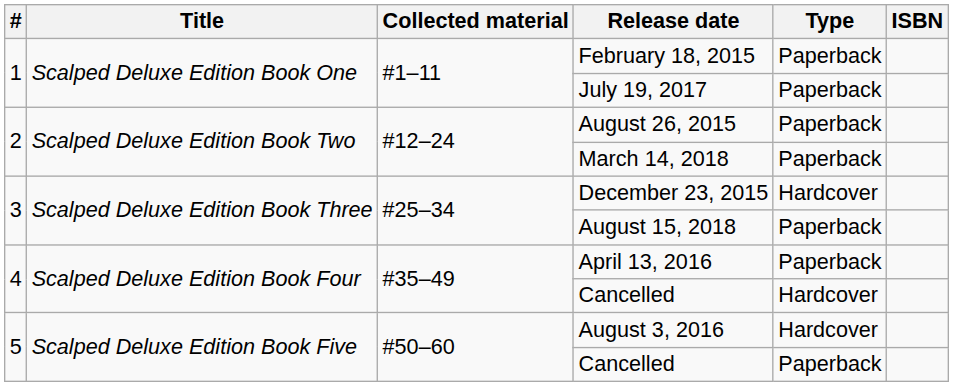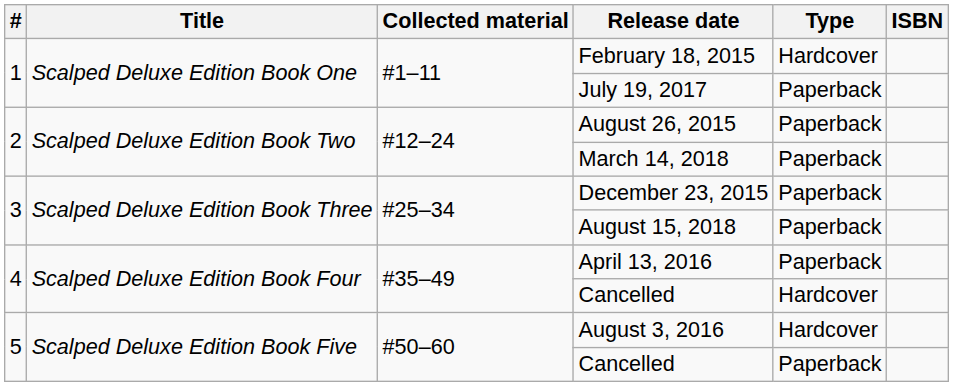(830, 55) Paperback -> (828, 55) Hardcover
(828, 192) Hardcover -> (830, 192) Paperback
